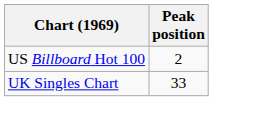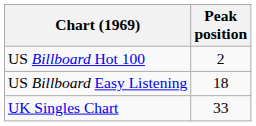+ row: (98, 83)
